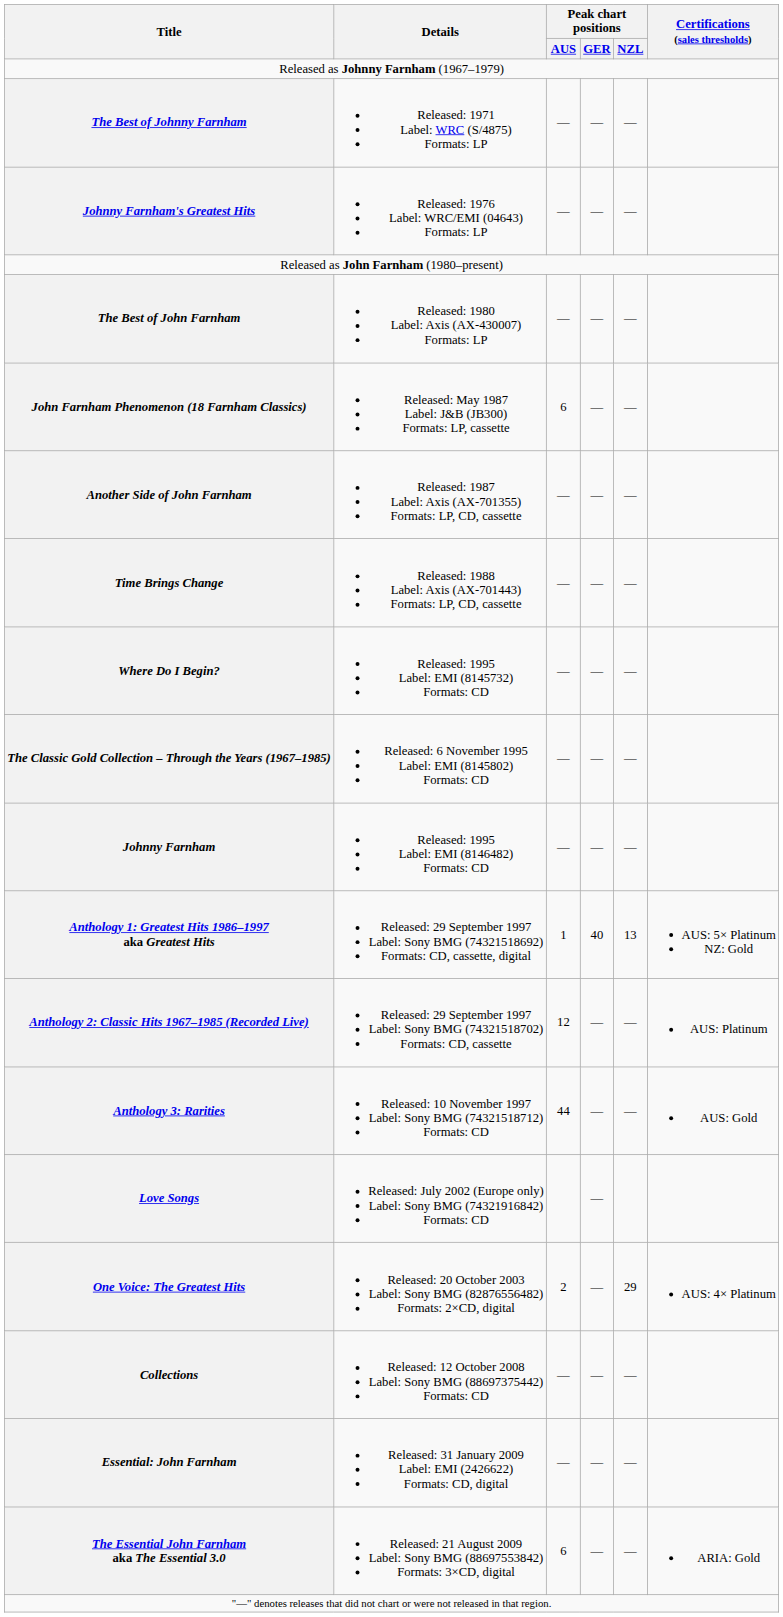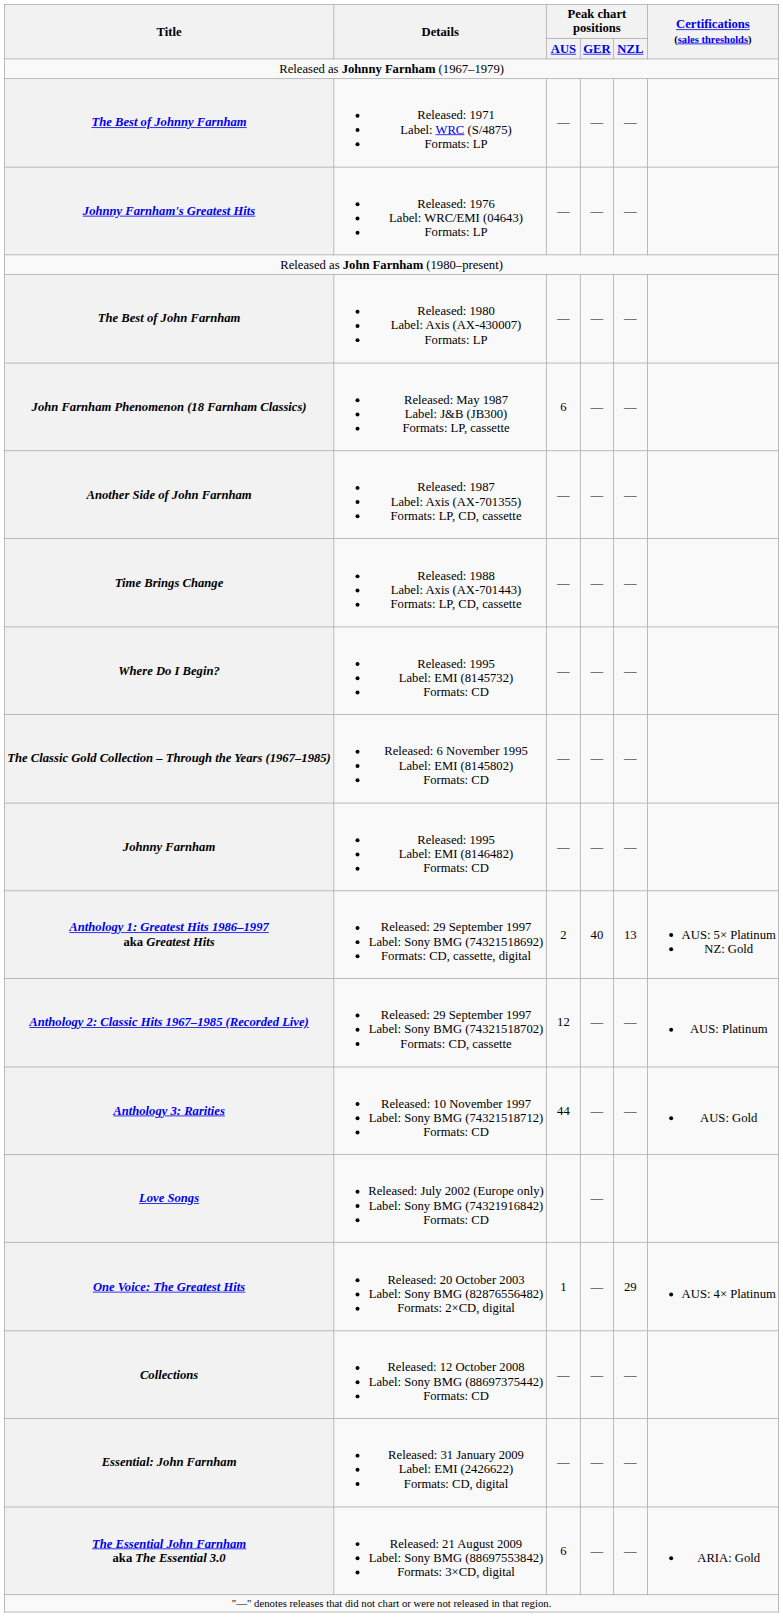(563, 934) 1 -> (563, 934) 2
(563, 1286) 2 -> (563, 1286) 1
